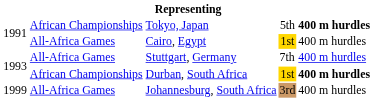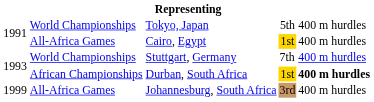(86, 25) African Championships -> (83, 25) World Championships
(334, 25) bold -> (332, 25) normal
(72, 57) All-Africa Games -> (83, 57) World Championships
